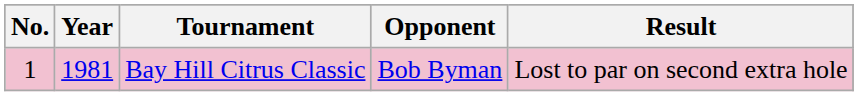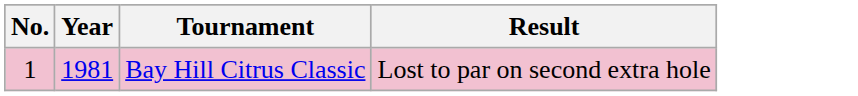- column: (440, 26)
